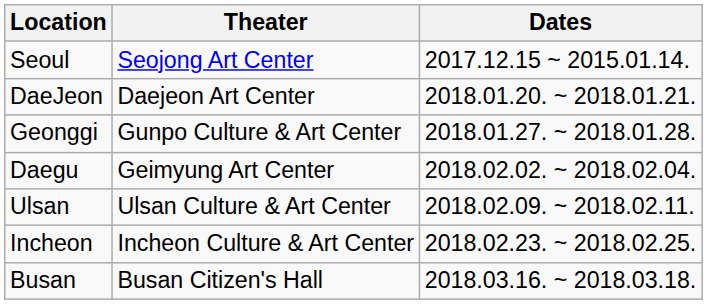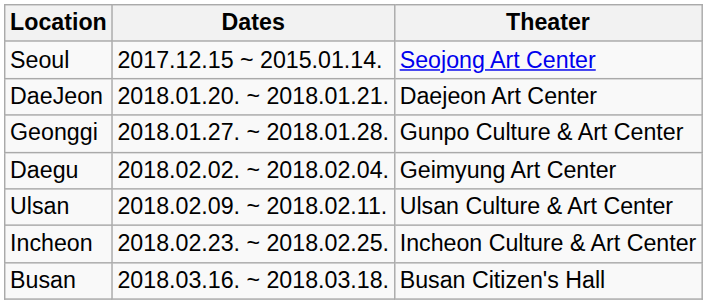columns swapped: (561, 22) <-> (266, 22)
